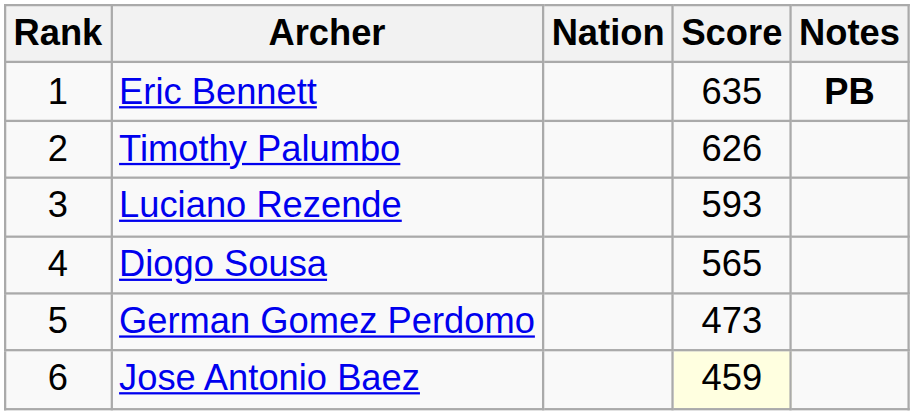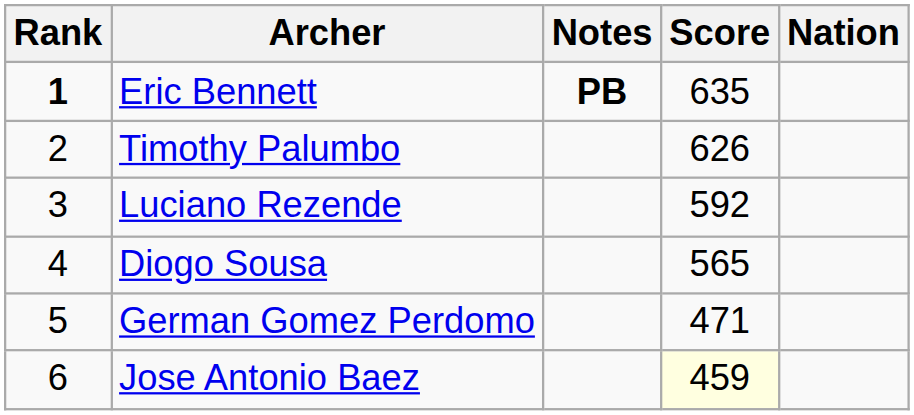columns swapped: (608, 33) <-> (850, 33)
(58, 90) normal -> (58, 90) bold
(732, 206) 593 -> (720, 206) 592
(732, 321) 473 -> (720, 321) 471
